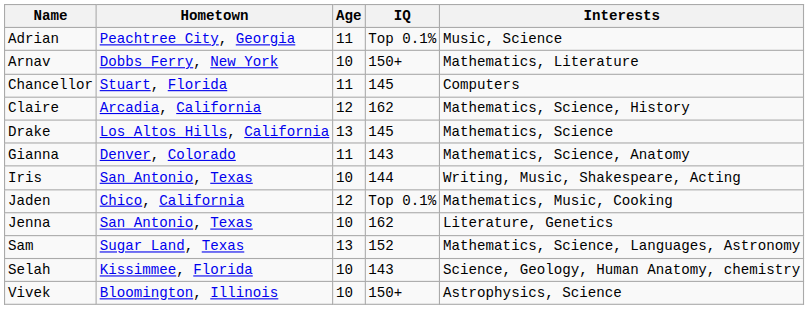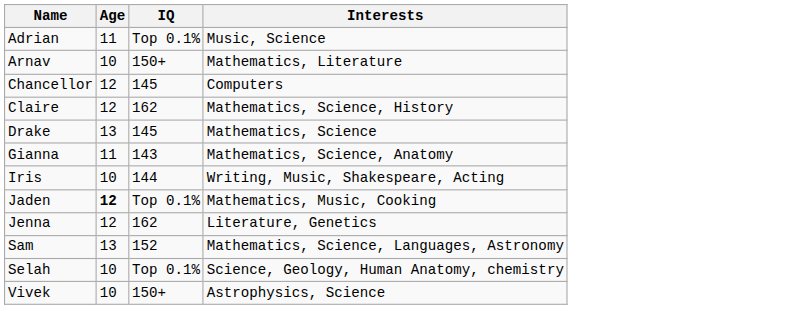- column: (214, 16)
(345, 85) 11 -> (108, 85) 12
(345, 201) normal -> (108, 201) bold
(345, 224) 10 -> (108, 224) 12
(381, 270) 143 -> (166, 270) Top 0.1%
